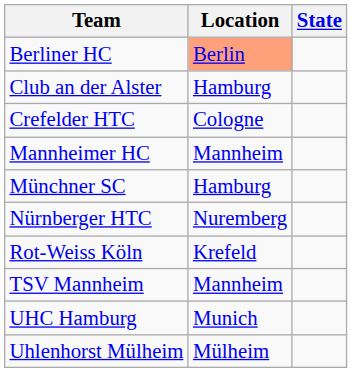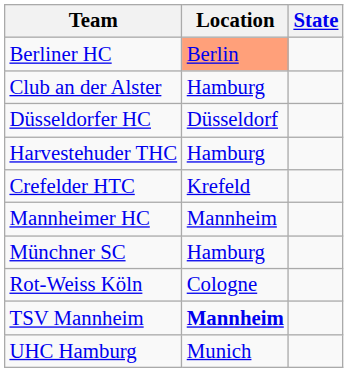+ row: (80, 119)
+ row: (93, 152)
(228, 119) Cologne -> (218, 185) Krefeld
- row: (81, 218)
(225, 251) Krefeld -> (222, 284) Cologne
(238, 284) normal -> (235, 317) bold
- row: (96, 350)
